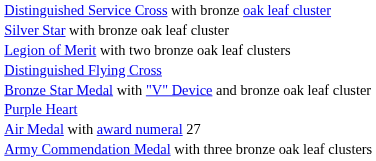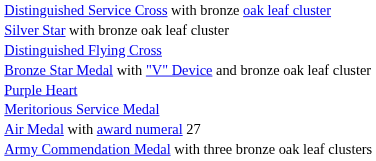- row: (147, 50)
+ row: (82, 109)
